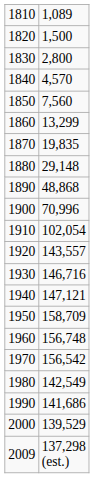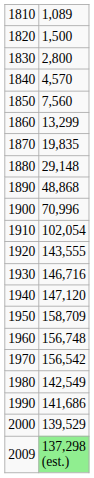(64, 252) 143,557 -> (64, 252) 143,555
(64, 295) 147,121 -> (64, 295) 147,120
(64, 454) no background -> (64, 454) lightgreen background
